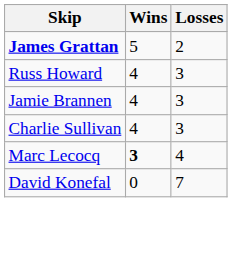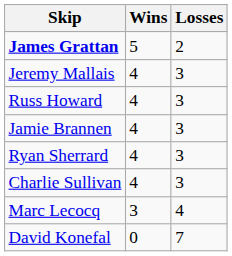+ row: (62, 73)
+ row: (58, 155)
(134, 155) bold -> (134, 210) normal
